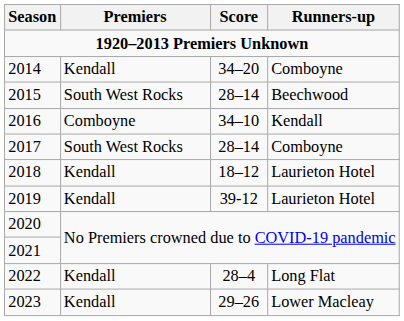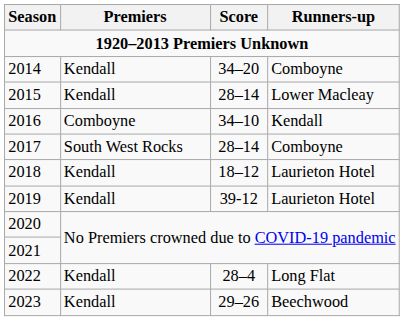(123, 95) South West Rocks -> (90, 95) Kendall
(310, 95) Beechwood -> (323, 95) Lower Macleay
(323, 302) Lower Macleay -> (310, 302) Beechwood
